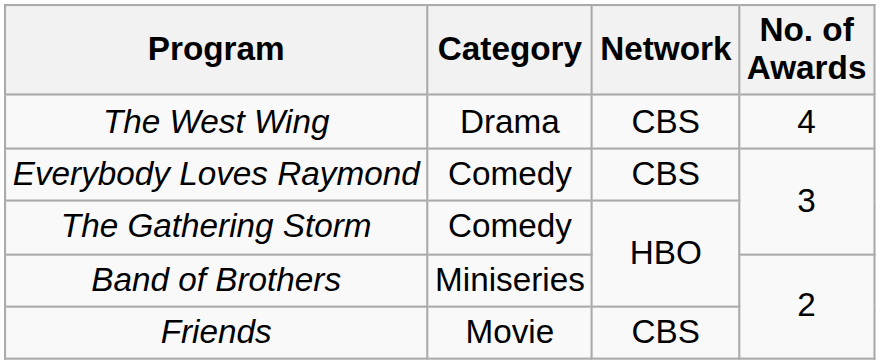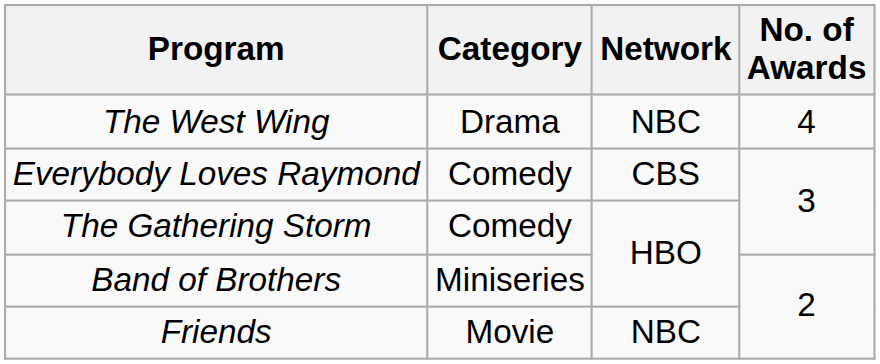(666, 121) CBS -> (666, 121) NBC
(666, 332) CBS -> (666, 332) NBC
